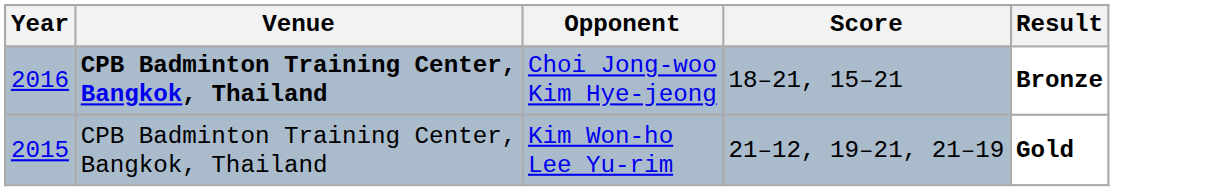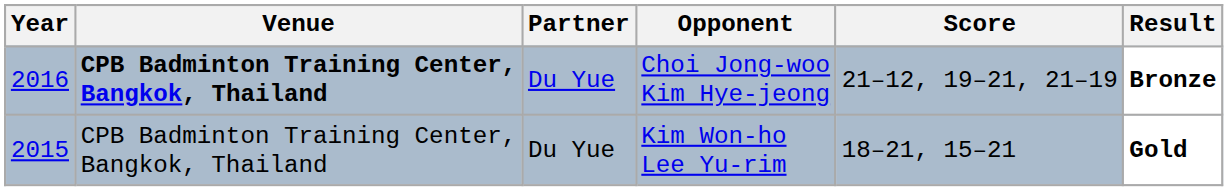+ column: (579, 25)
(816, 80) 18–21, 15–21 -> (980, 80) 21–12, 19–21, 21–19
(866, 150) 21–12, 19–21, 21–19 -> (929, 150) 18–21, 15–21
